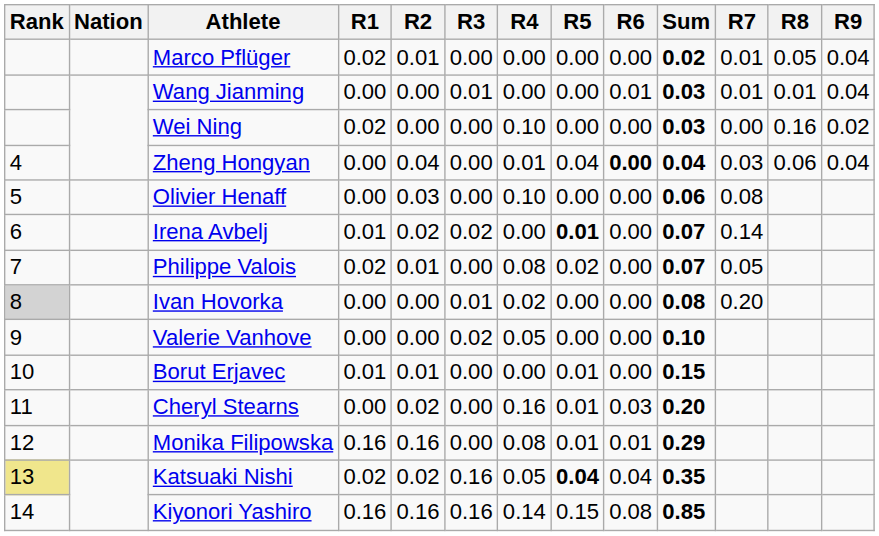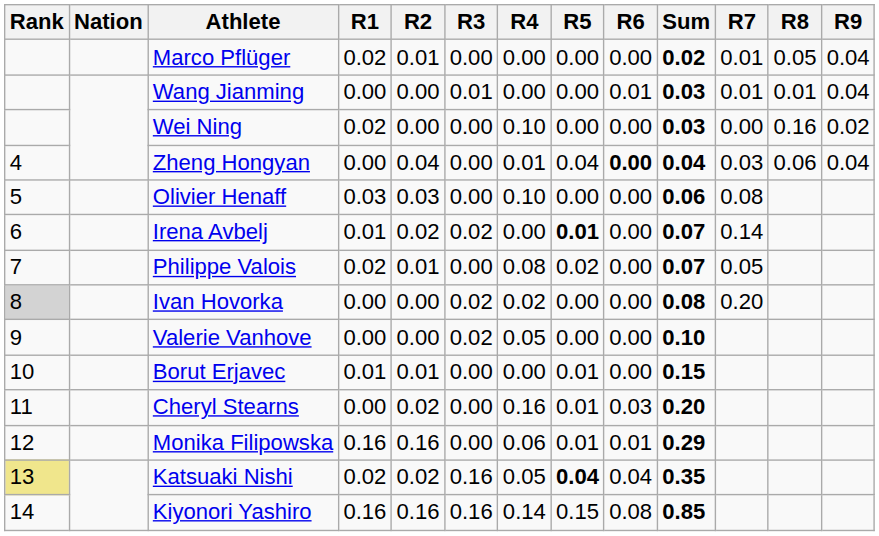(365, 197) 0.00 -> (365, 197) 0.03
(471, 302) 0.01 -> (471, 302) 0.02
(524, 442) 0.08 -> (524, 442) 0.06
